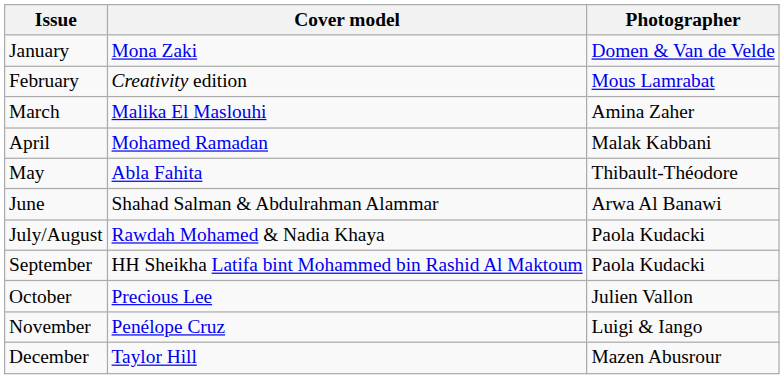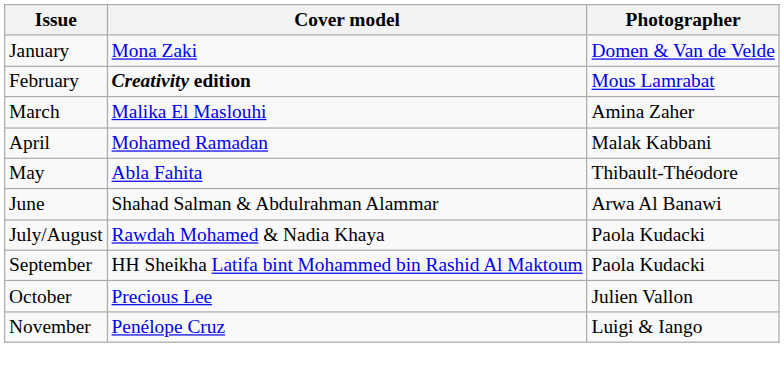(179, 81) normal -> (181, 81) bold
- row: (49, 357)
